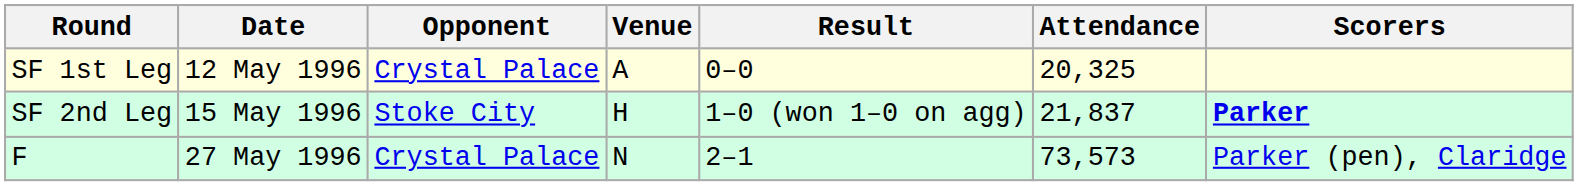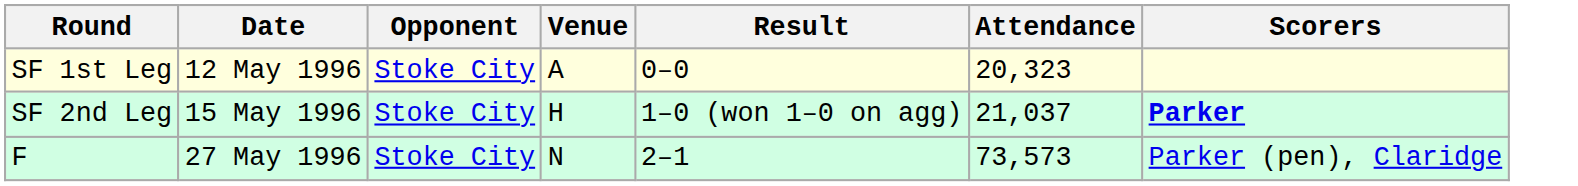(487, 70) Crystal Palace -> (455, 70) Stoke City
(1088, 70) 20,325 -> (1023, 70) 20,323
(1088, 114) 21,837 -> (1023, 114) 21,037
(487, 158) Crystal Palace -> (455, 158) Stoke City
